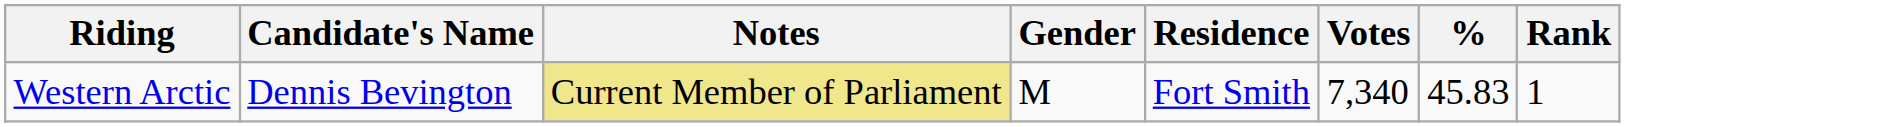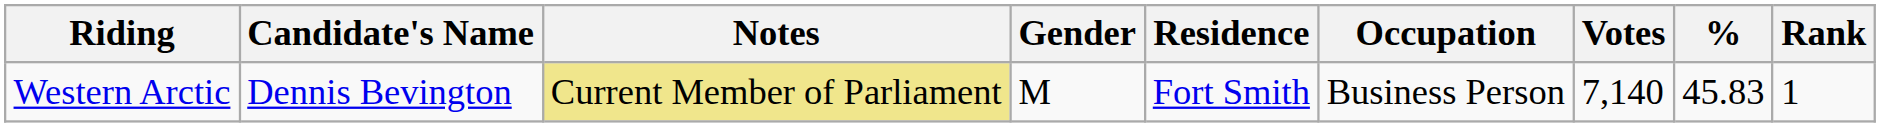+ column: (1446, 33)
(1368, 91) 7,340 -> (1623, 91) 7,140
